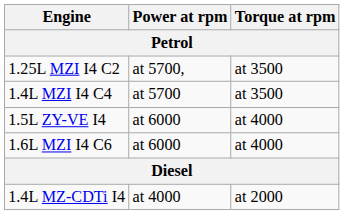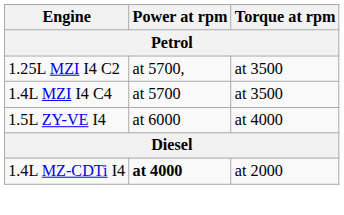- row: (60, 145)
(157, 196) normal -> (157, 171) bold
